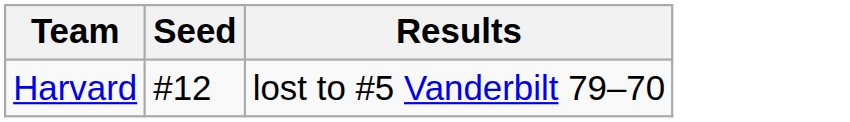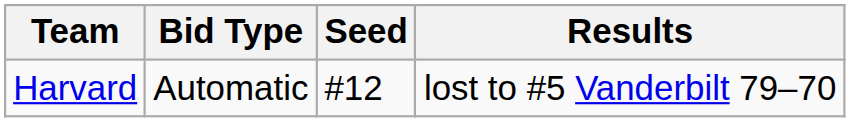+ column: (231, 32)
